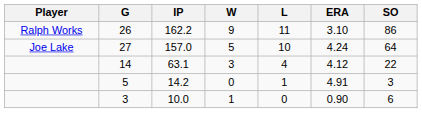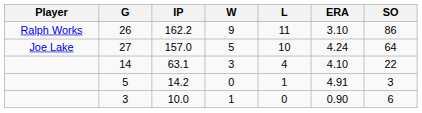(337, 64) 4.12 -> (337, 64) 4.10
